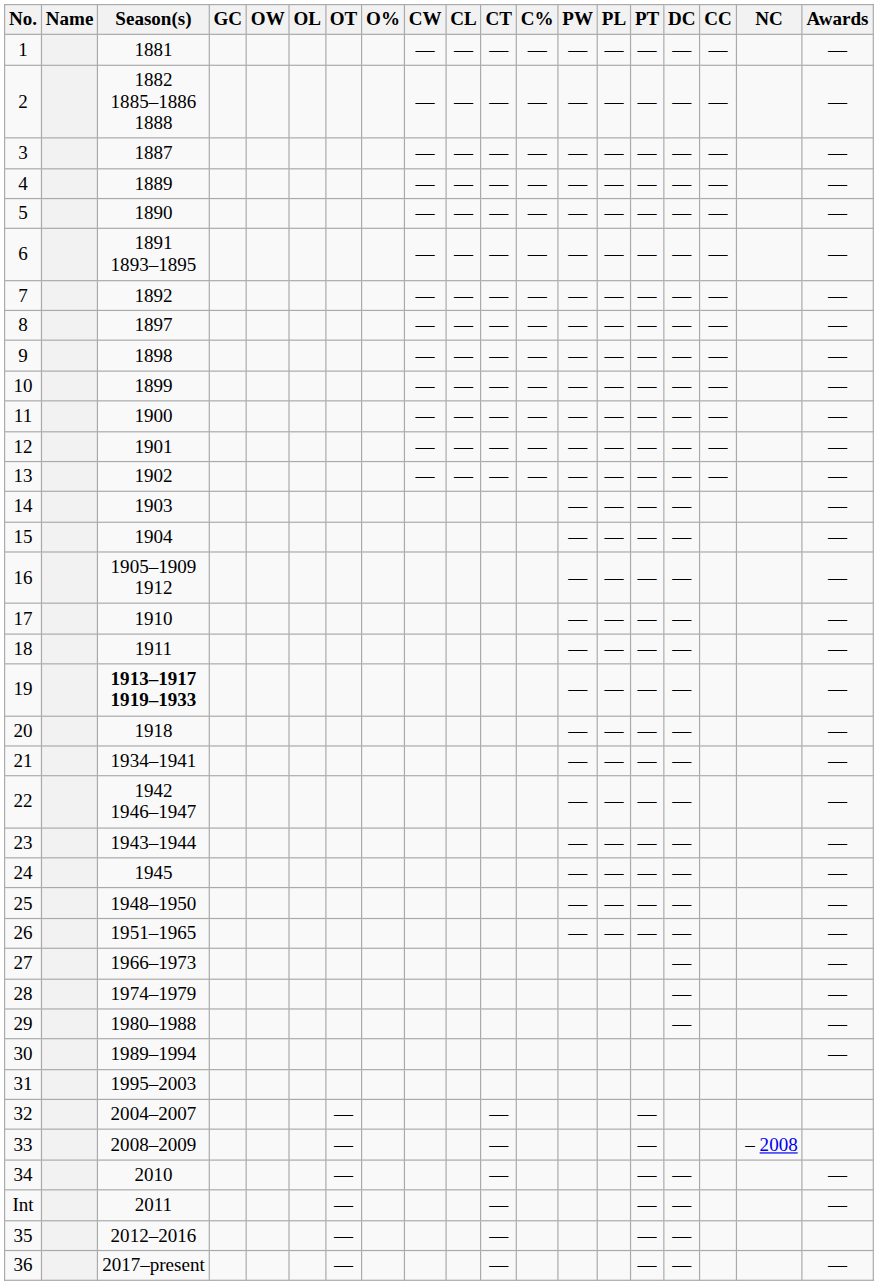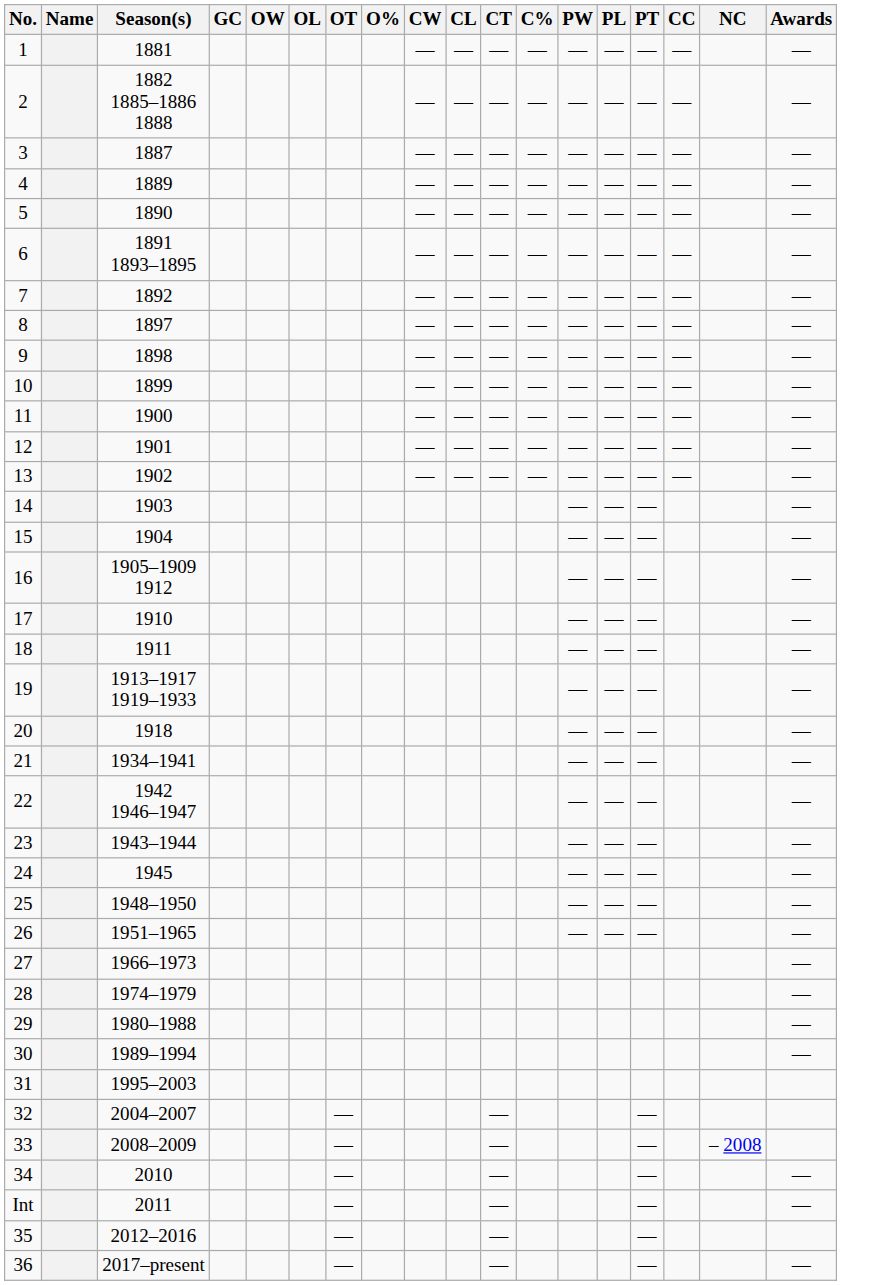- column: (682, 19)
(153, 689) bold -> (153, 689) normal
